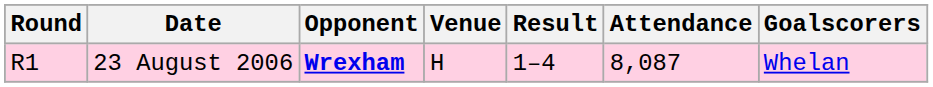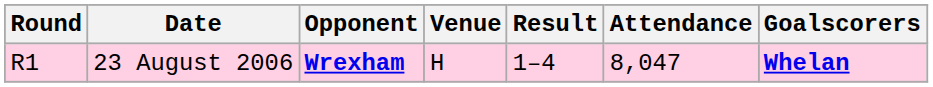(645, 63) 8,087 -> (645, 63) 8,047
(807, 63) normal -> (807, 63) bold
